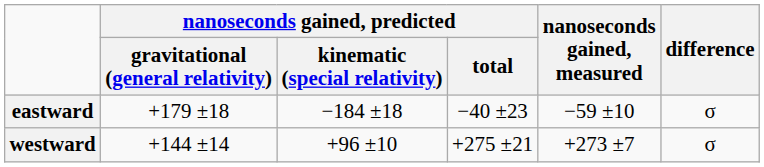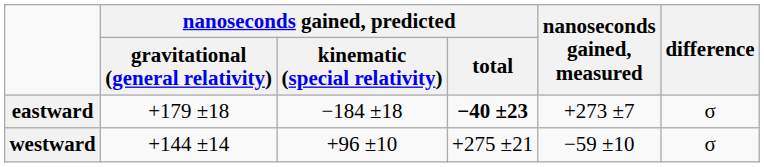(493, 111) normal -> (493, 111) bold
(599, 111) −59 ±10 -> (599, 111) +273 ±7
(599, 144) +273 ±7 -> (599, 144) −59 ±10
